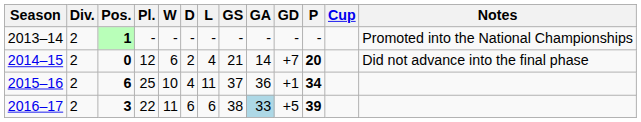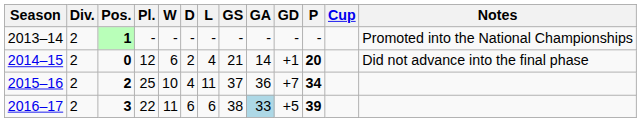(291, 60) +7 -> (291, 60) +1
(127, 83) 6 -> (127, 83) 2
(291, 83) +1 -> (291, 83) +7
